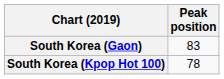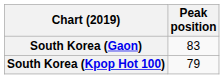(193, 64) 78 -> (193, 64) 79
